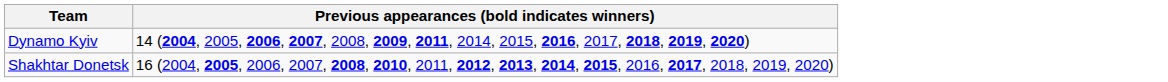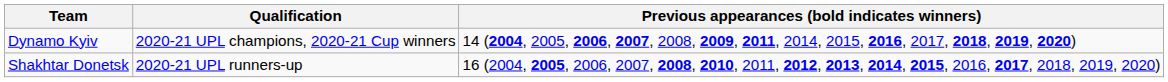+ column: (296, 16)
